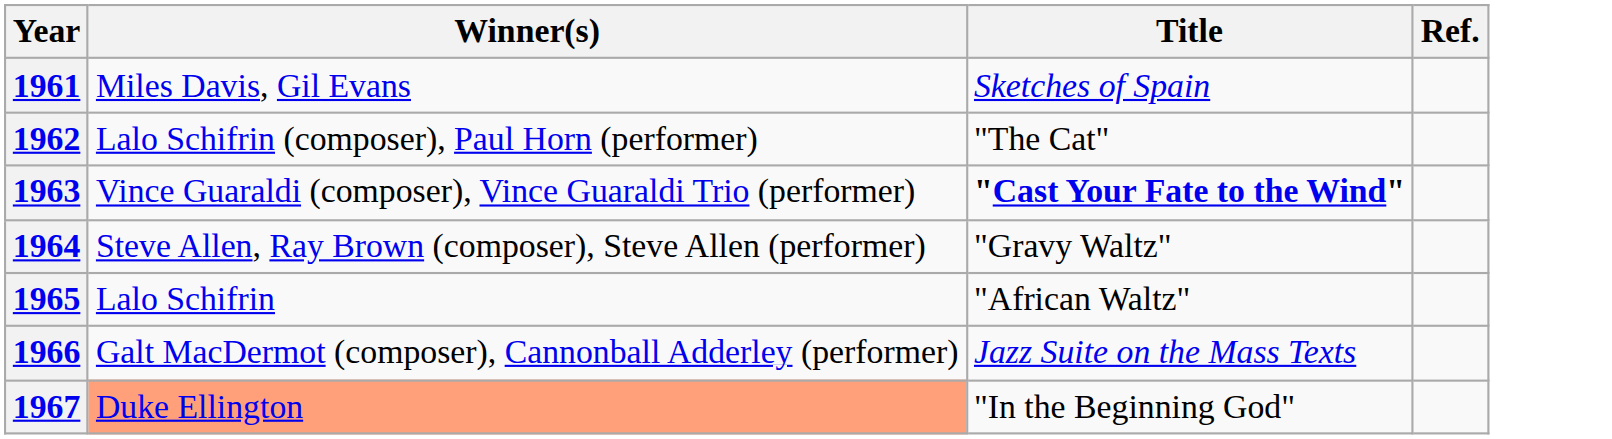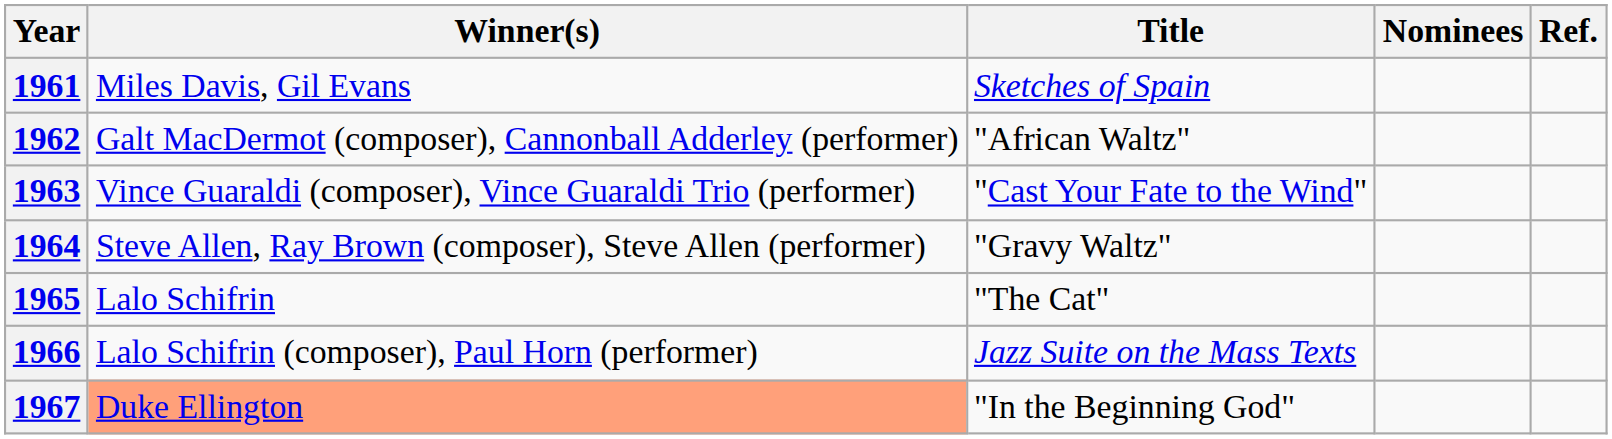+ column: (1453, 31)
(427, 138) Lalo Schifrin (composer), Paul Horn (performer) -> (527, 138) Galt MacDermot (composer), Cannonball Adderley (performer)
(1042, 138) "The Cat" -> (1082, 138) "African Waltz"
(1190, 191) bold -> (1171, 191) normal
(1082, 298) "African Waltz" -> (1042, 298) "The Cat"
(527, 352) Galt MacDermot (composer), Cannonball Adderley (performer) -> (427, 352) Lalo Schifrin (composer), Paul Horn (performer)
